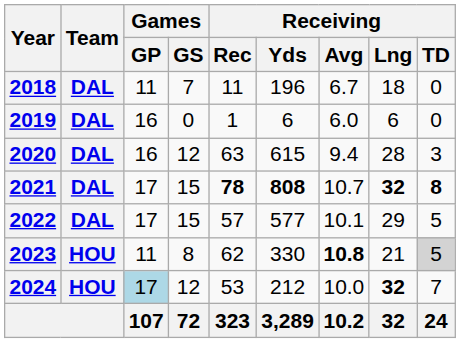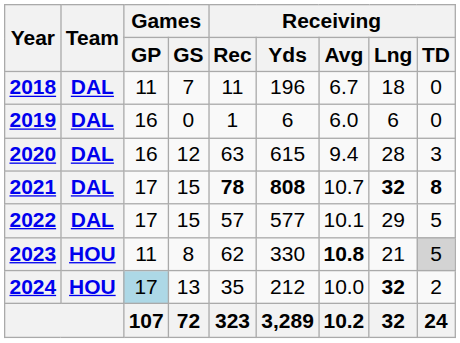(188, 287) 12 -> (188, 287) 13
(232, 287) 53 -> (232, 287) 35
(436, 287) 7 -> (436, 287) 2
